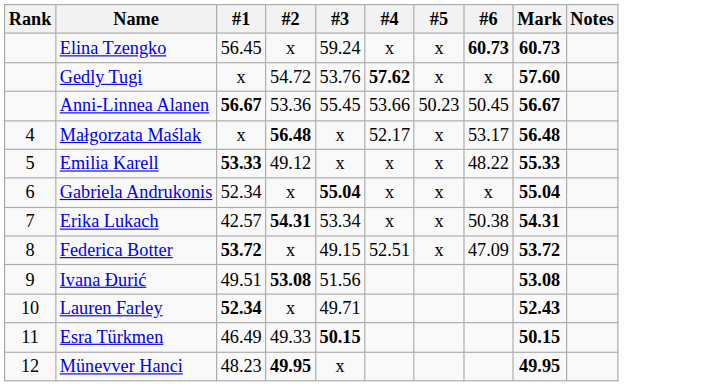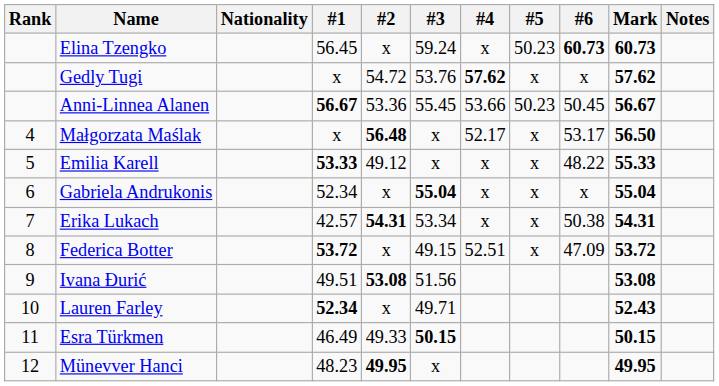+ column: (264, 18)
(439, 47) x -> (535, 47) 50.23
(540, 76) 57.60 -> (635, 76) 57.62
(540, 134) 56.48 -> (635, 134) 56.50
